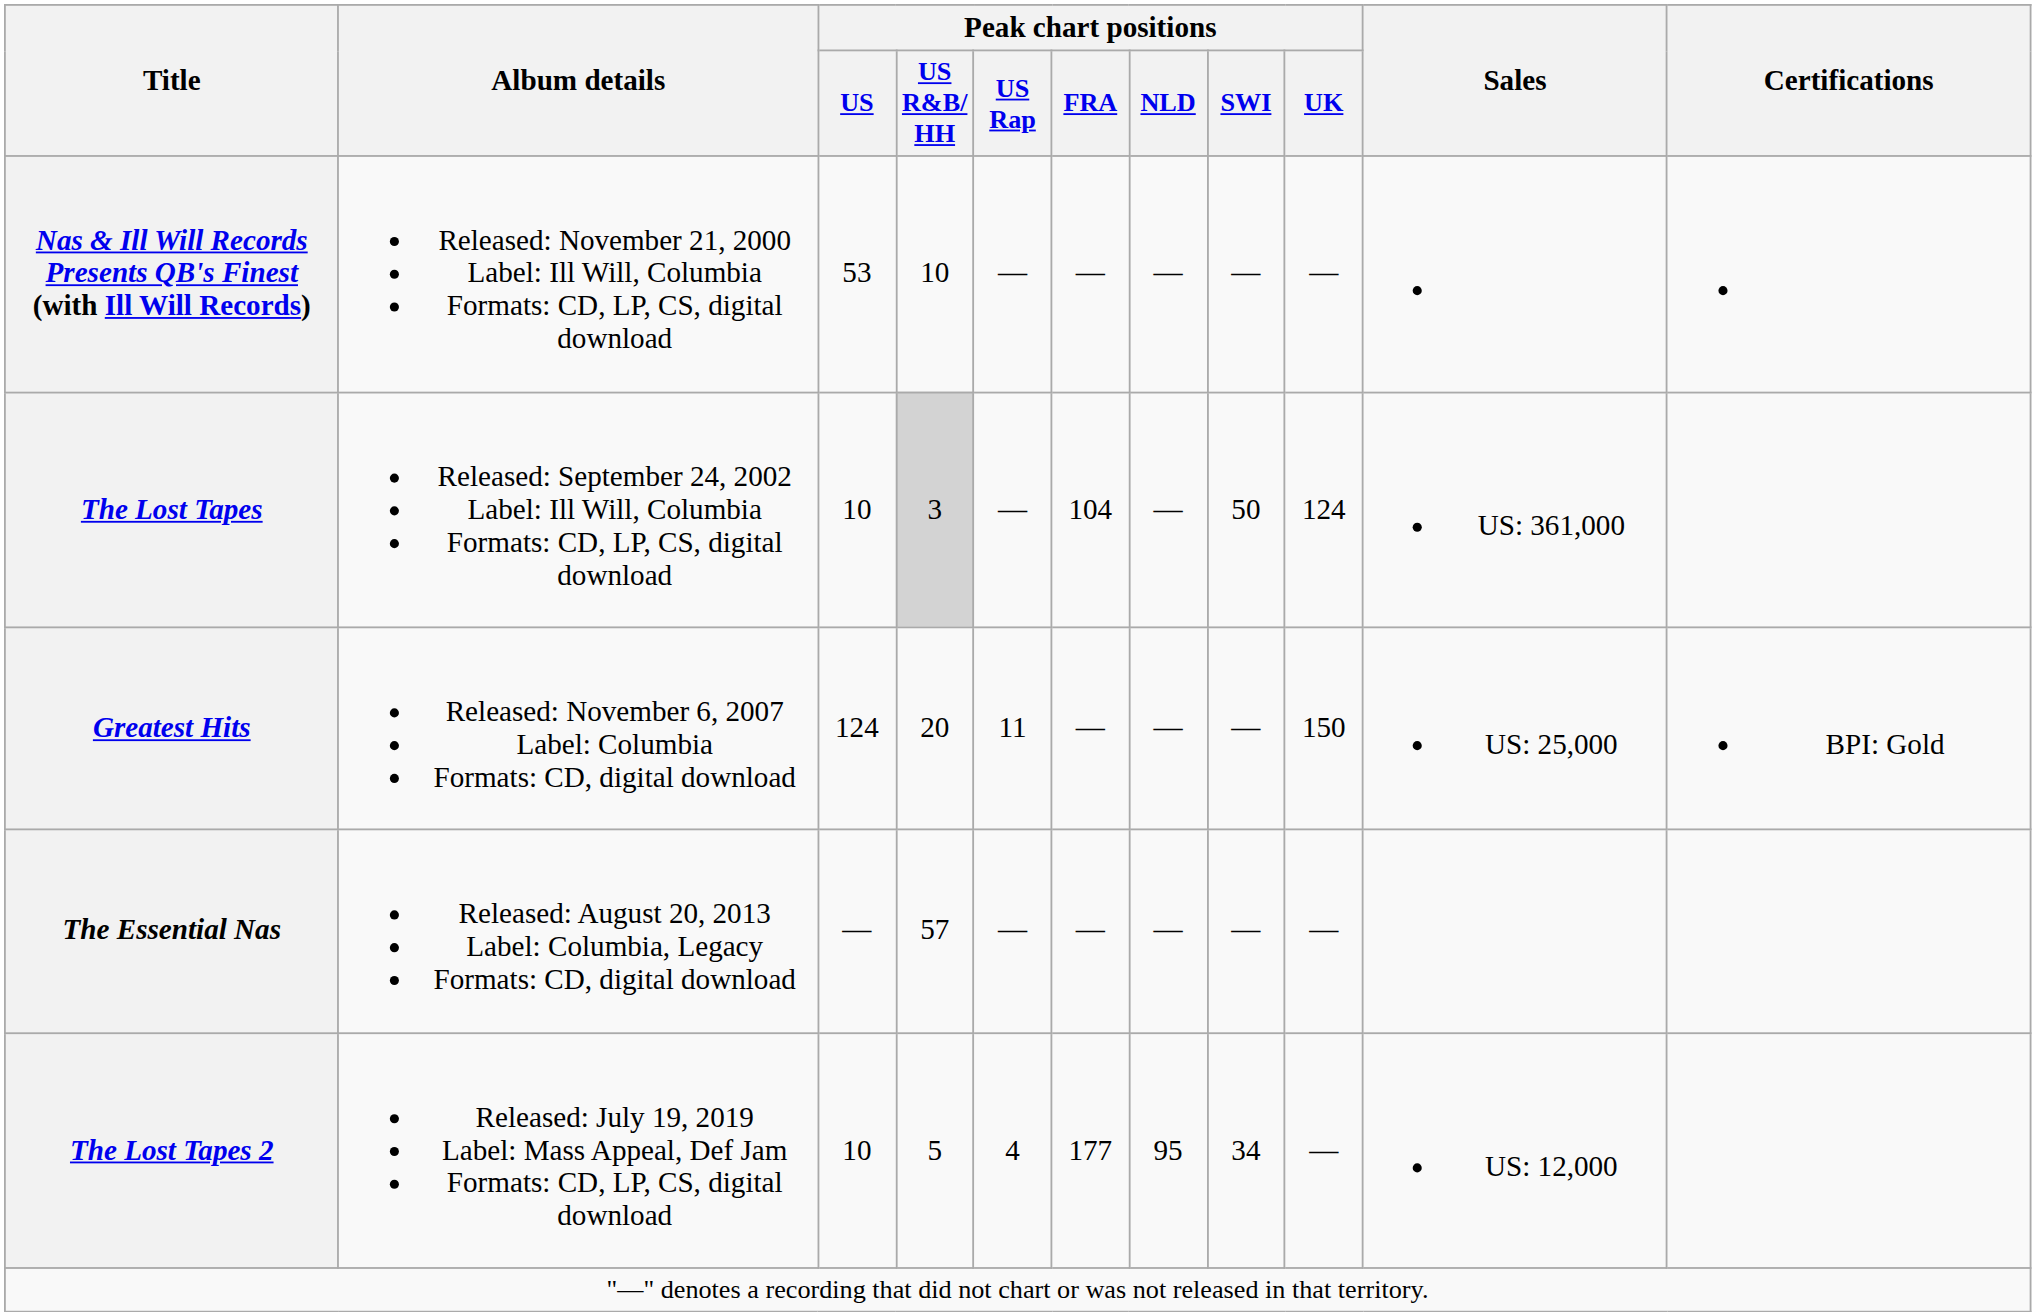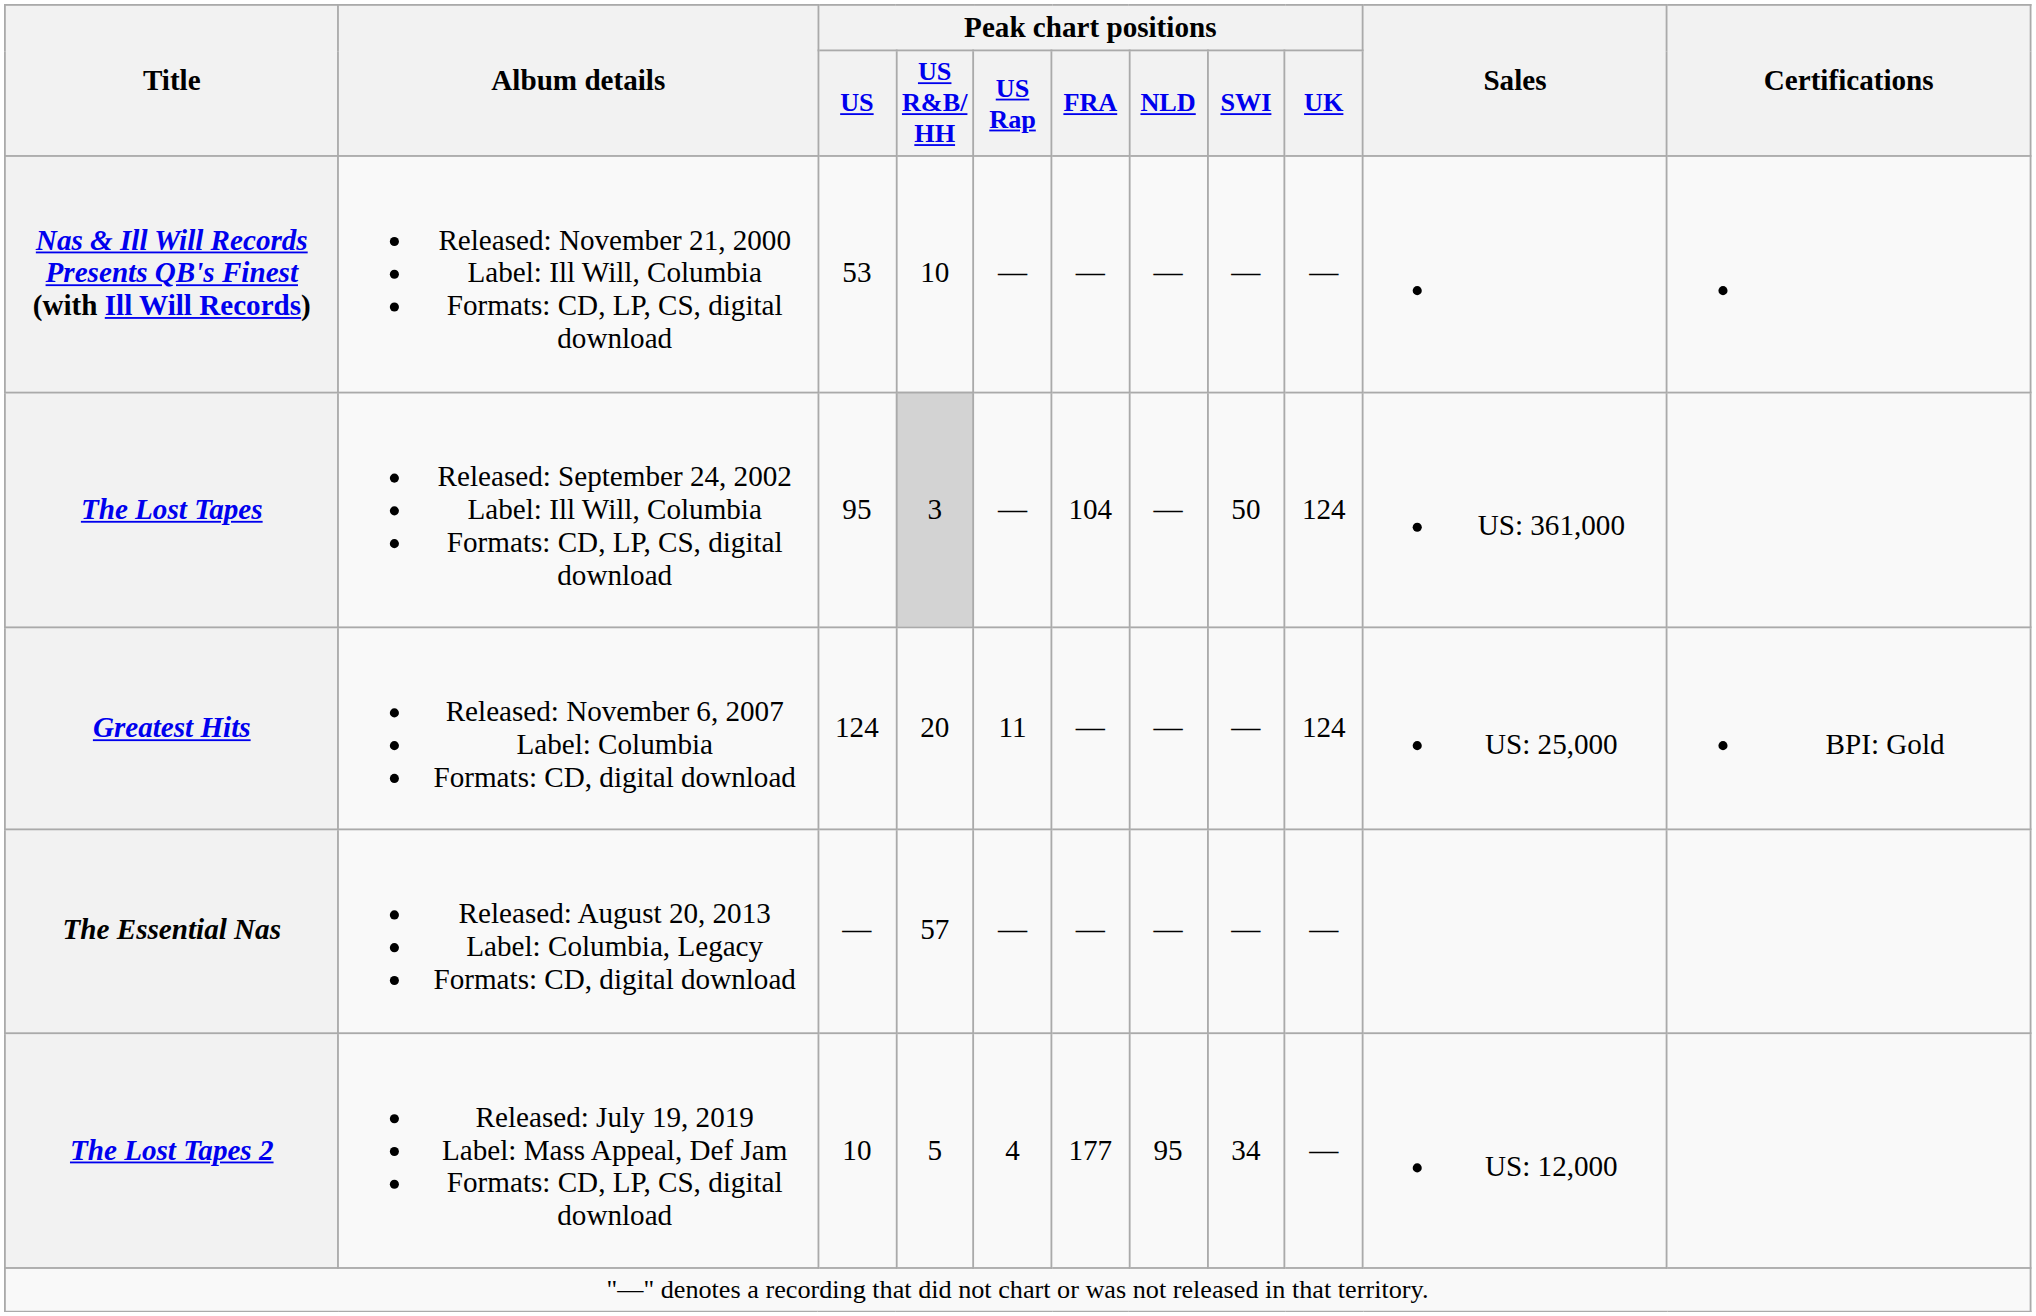(857, 508) 10 -> (857, 508) 95
(1324, 728) 150 -> (1324, 728) 124
